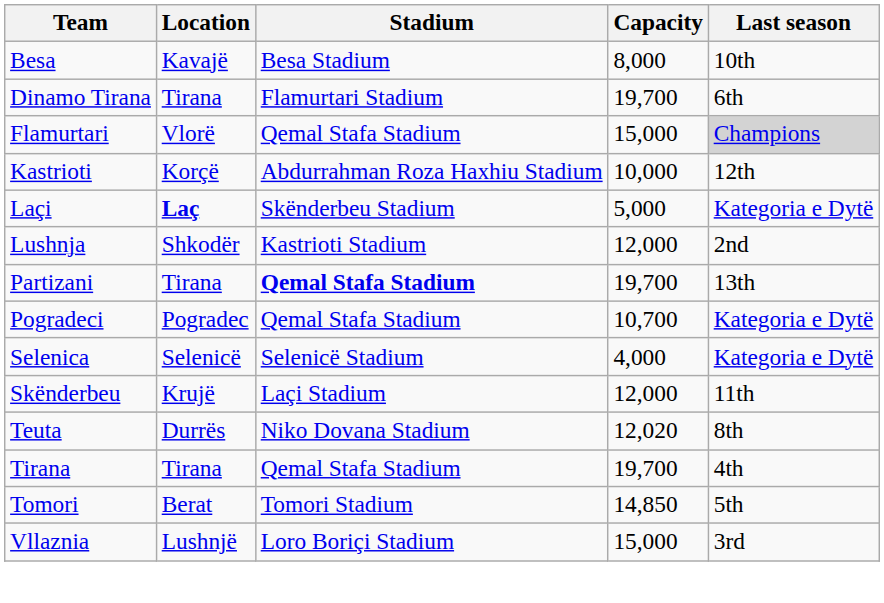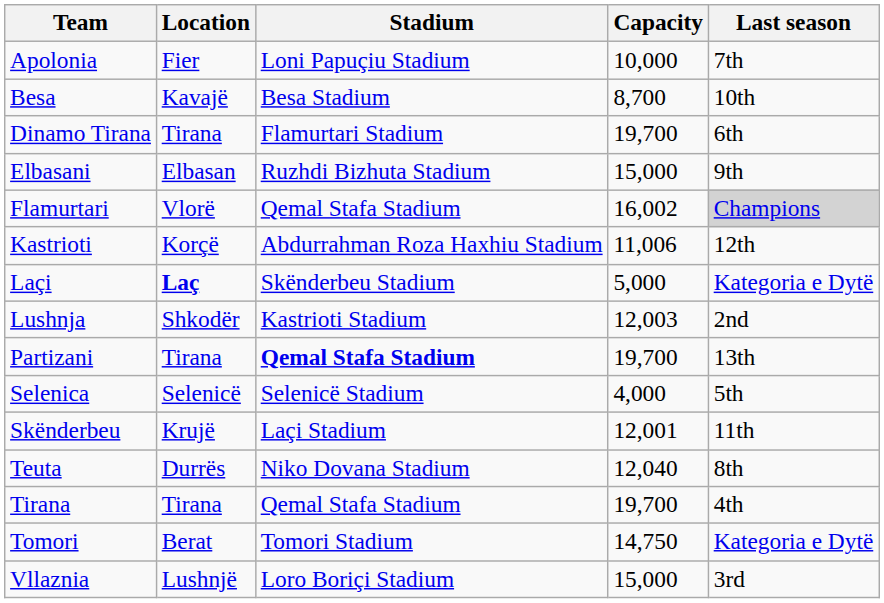+ row: (54, 60)
(640, 60) 8,000 -> (640, 97) 8,700
+ row: (50, 171)
(646, 134) 15,000 -> (646, 208) 16,002
(646, 171) 10,000 -> (645, 245) 11,006
(646, 245) 12,000 -> (646, 319) 12,003
- row: (57, 319)
(793, 356) Kategoria e Dytë -> (729, 393) 5th
(646, 393) 12,000 -> (646, 430) 12,001
(646, 430) 12,020 -> (646, 467) 12,040
(646, 504) 14,850 -> (646, 541) 14,750
(729, 504) 5th -> (793, 541) Kategoria e Dytë
